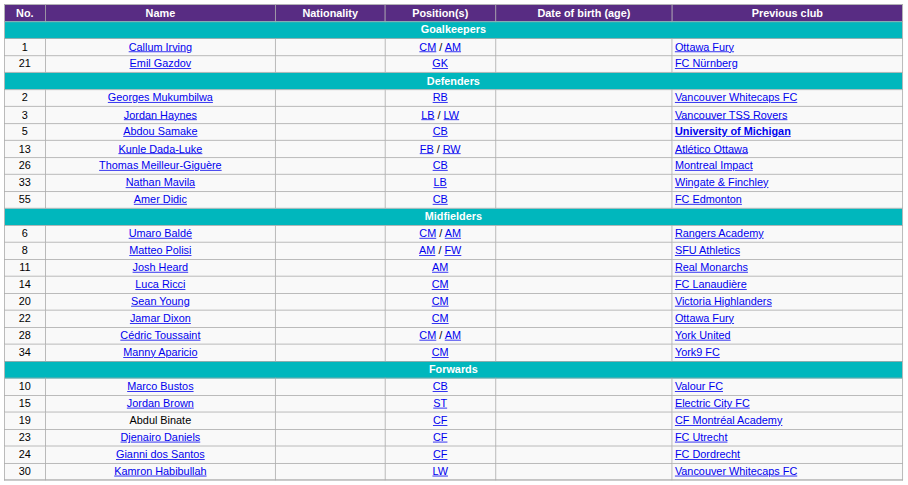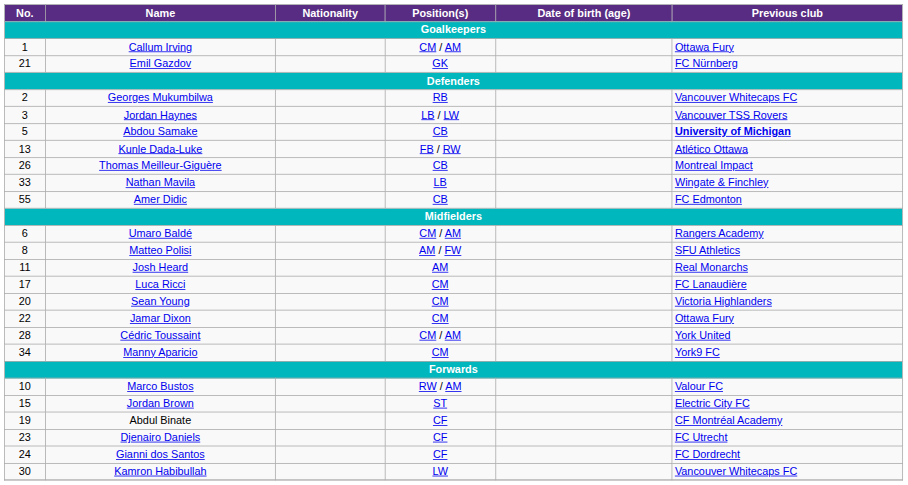(25, 284) 14 -> (25, 284) 17
(440, 386) CB -> (440, 386) RW / AM
